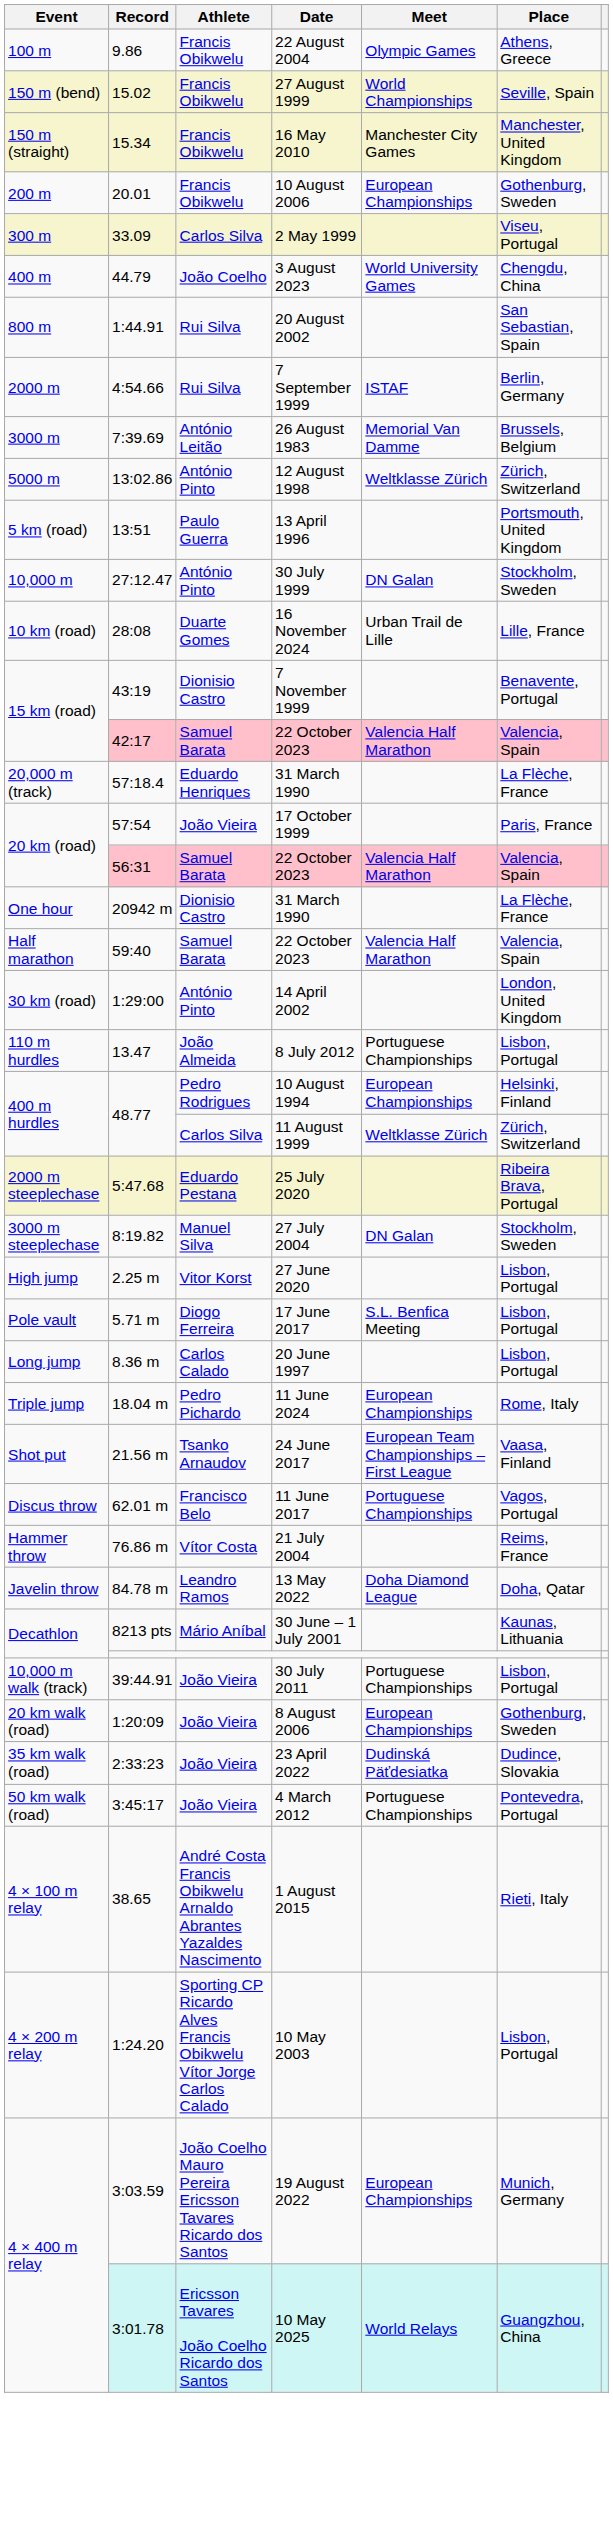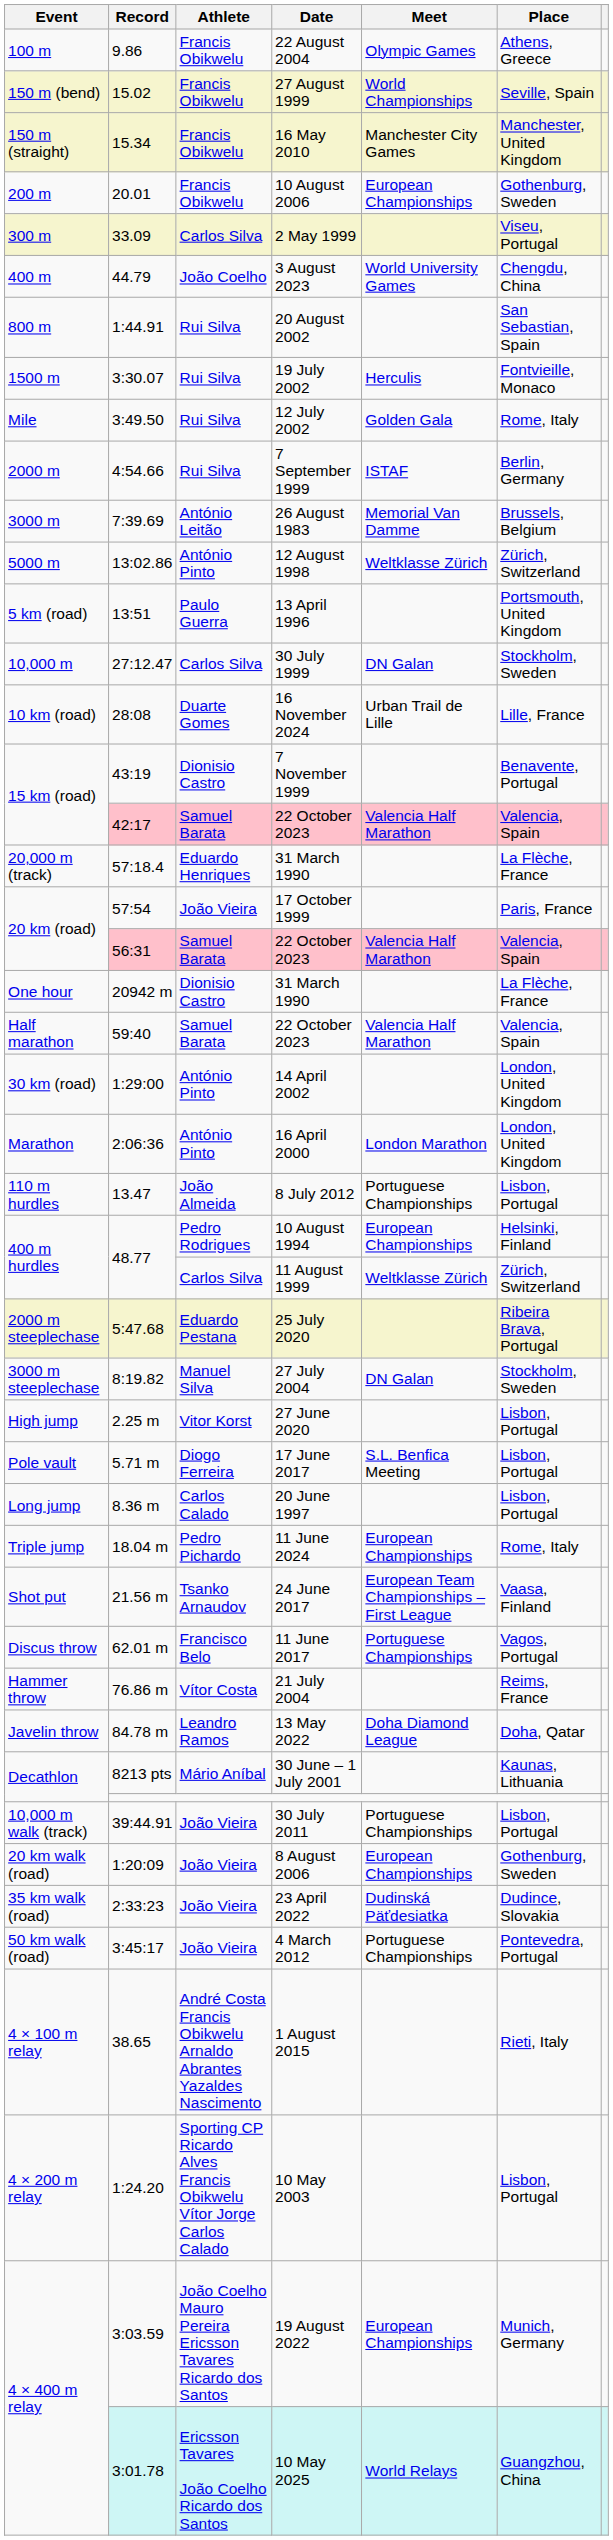+ row: (138, 378)
+ row: (138, 420)
(206, 580) António Pinto -> (221, 664) Carlos Silva
+ row: (138, 1144)
